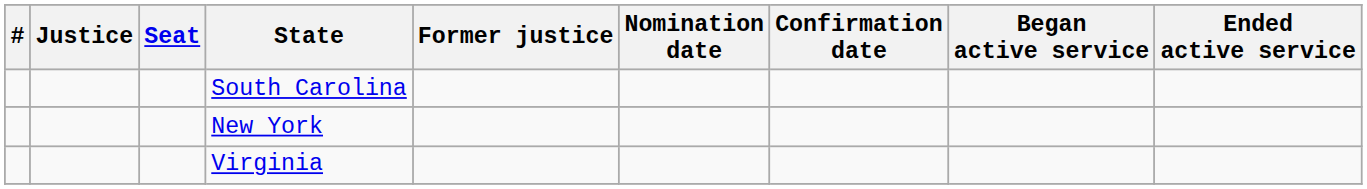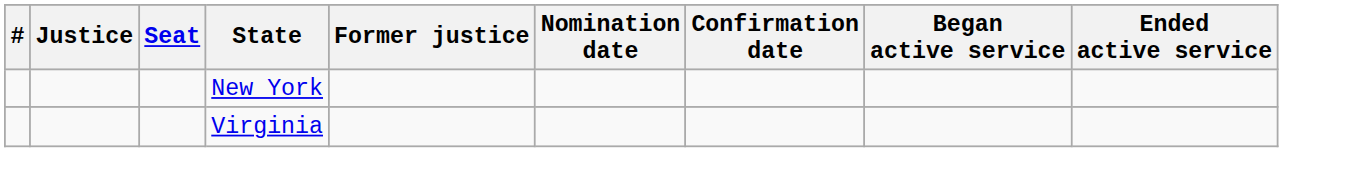- row: (309, 89)
